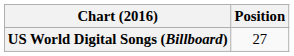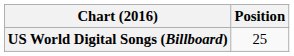(260, 39) 27 -> (260, 39) 25
